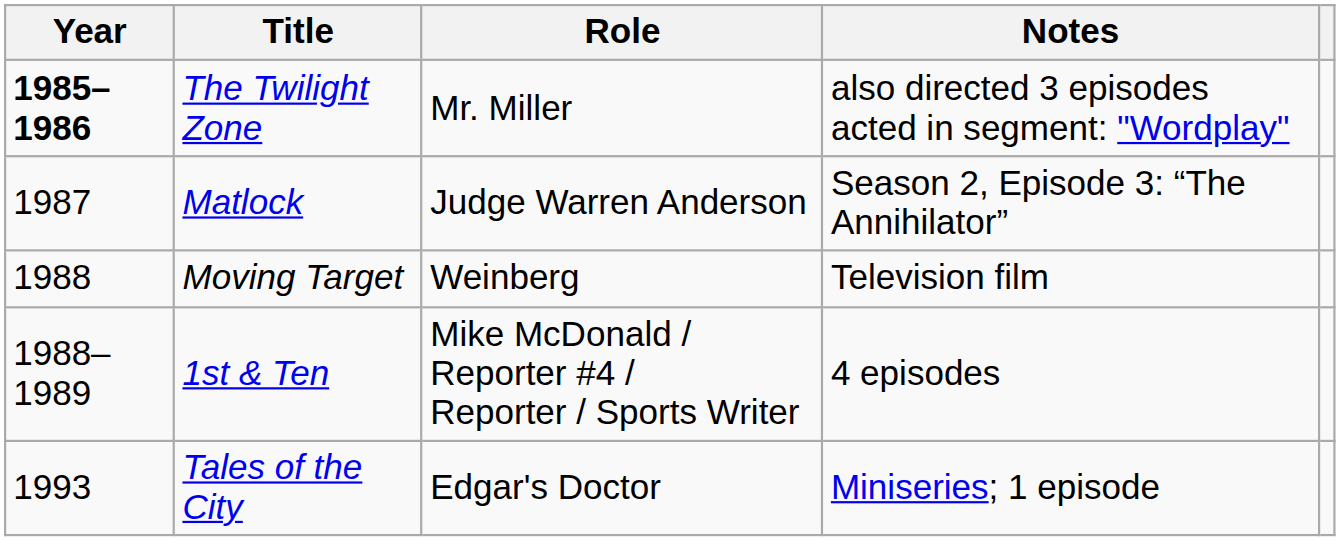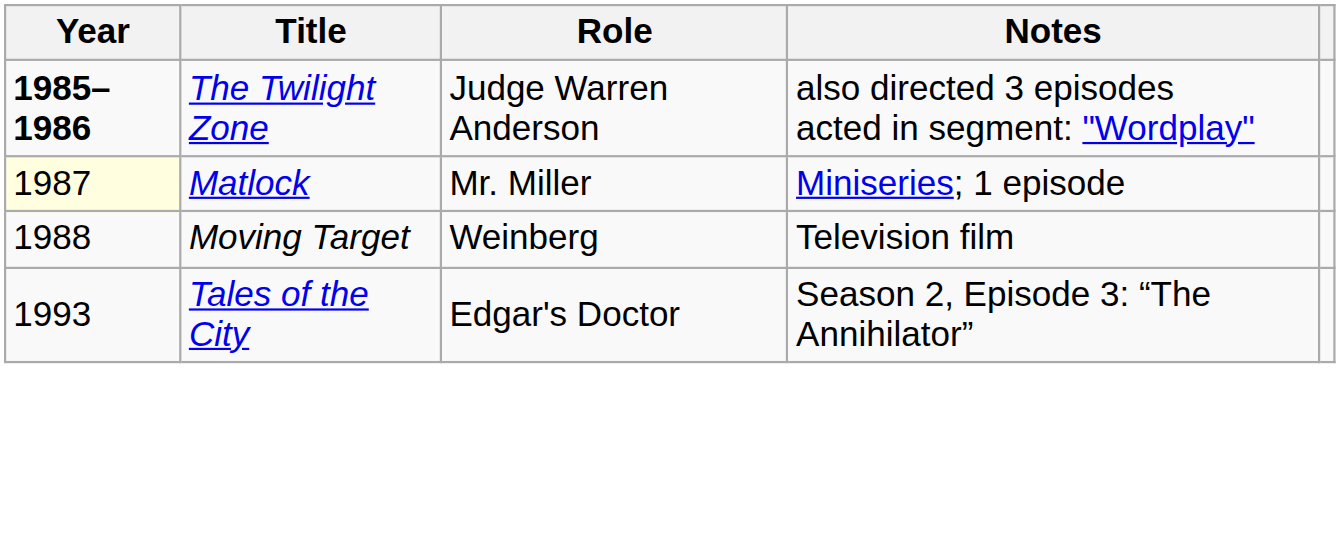(501, 107) Mr. Miller -> (559, 107) Judge Warren Anderson
(52, 202) no background -> (52, 182) lightyellow background
(618, 202) Judge Warren Anderson -> (520, 182) Mr. Miller
(1038, 202) Season 2, Episode 3: “The Annihilator” -> (961, 182) Miniseries; 1 episode
- row: (256, 372)
(995, 487) Miniseries; 1 episode -> (1004, 313) Season 2, Episode 3: “The Annihilator”
